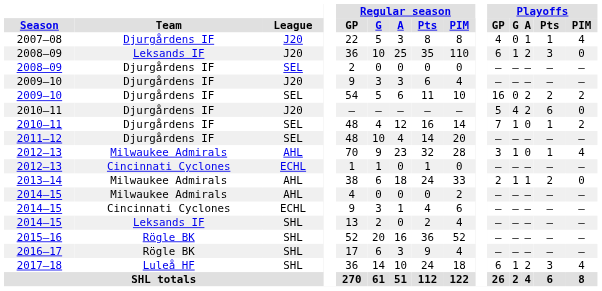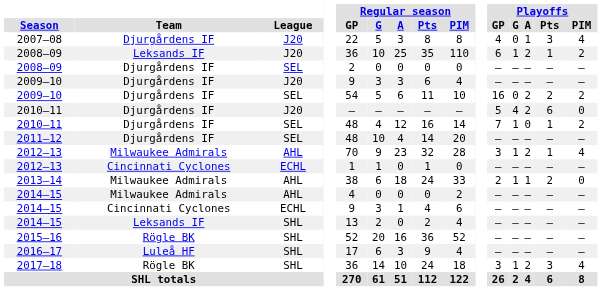(550, 39) 1 -> (550, 39) 3
(550, 53) 3 -> (550, 53) 1
(582, 53) 0 -> (582, 53) 2
(528, 152) 0 -> (528, 152) 2
(169, 251) Rögle BK -> (169, 251) Luleå HF
(169, 265) Luleå HF -> (169, 265) Rögle BK
(498, 265) 6 -> (498, 265) 3
